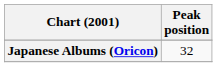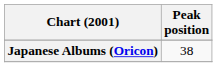(187, 51) 32 -> (187, 51) 38
